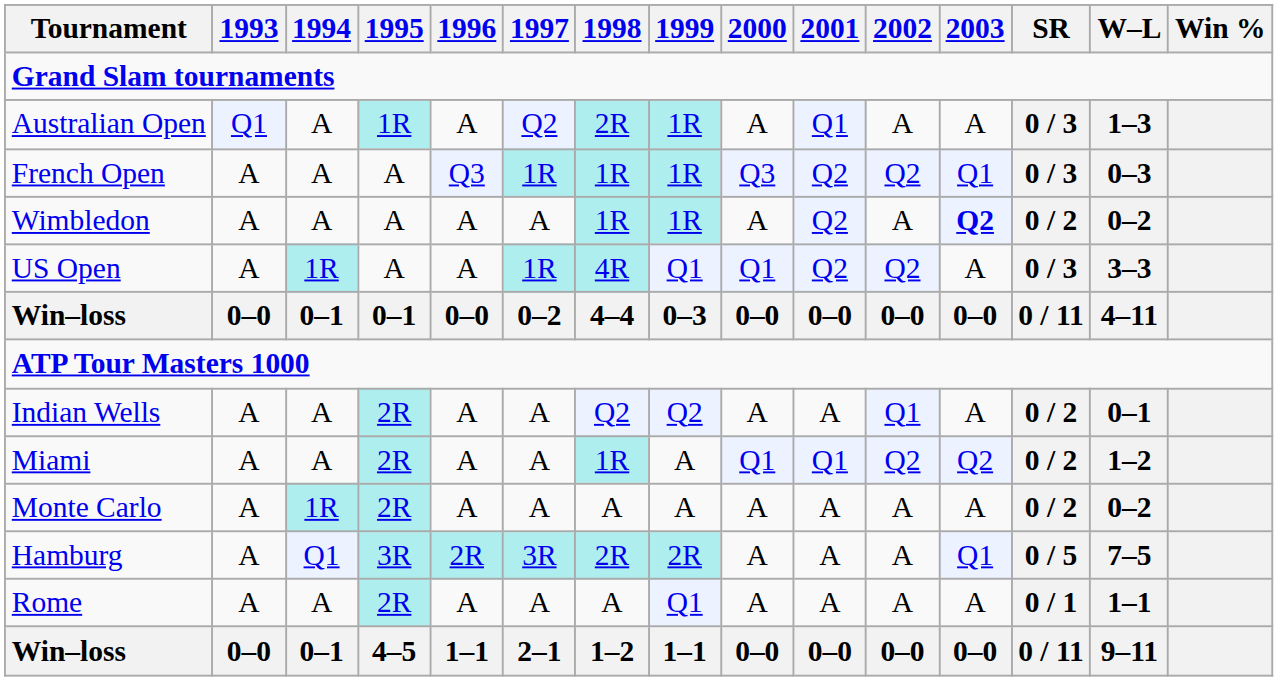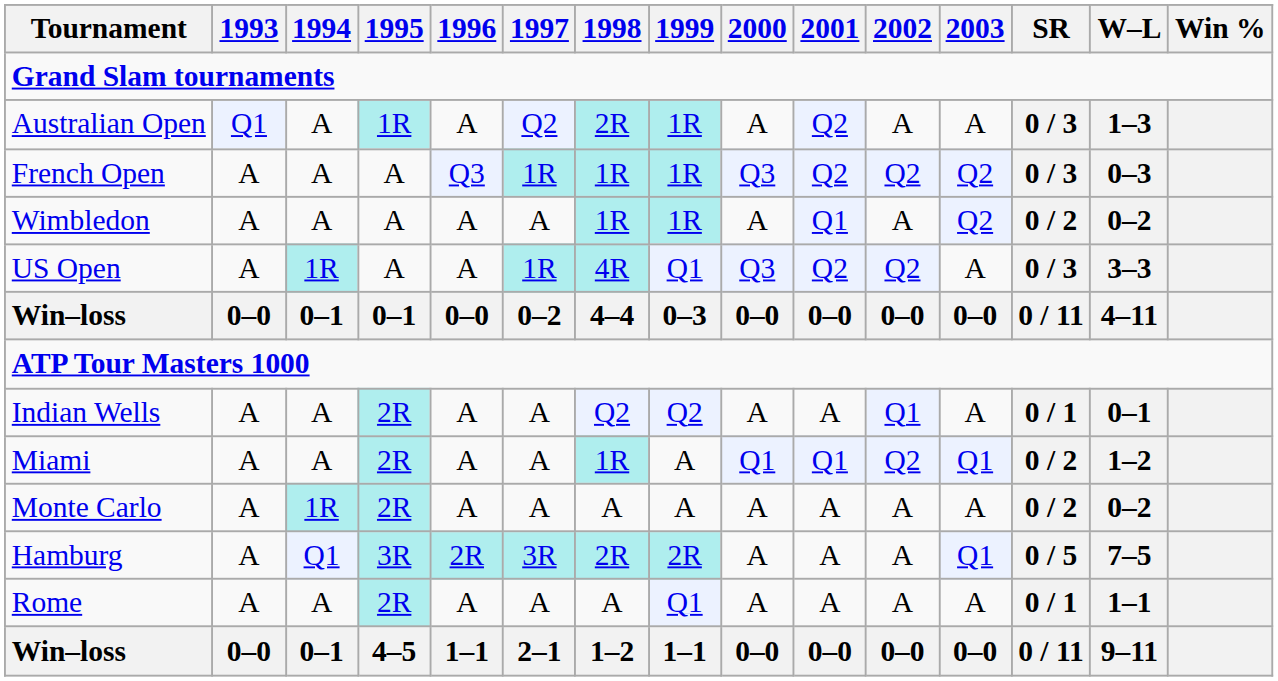(830, 123) Q1 -> (830, 123) Q2
(975, 171) Q1 -> (975, 171) Q2
(830, 219) Q2 -> (830, 219) Q1
(975, 219) bold -> (975, 219) normal
(757, 267) Q1 -> (757, 267) Q3
(1051, 410) 0 / 2 -> (1051, 410) 0 / 1
(975, 458) Q2 -> (975, 458) Q1
